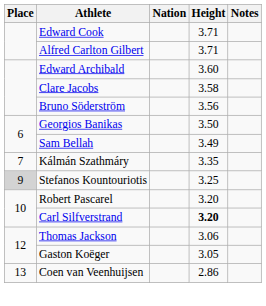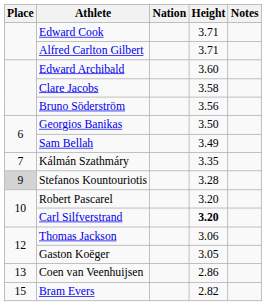(208, 180) 3.25 -> (208, 180) 3.28
+ row: (67, 291)
